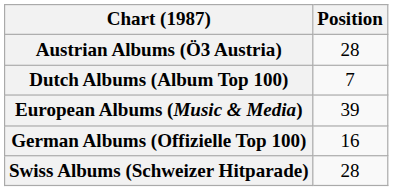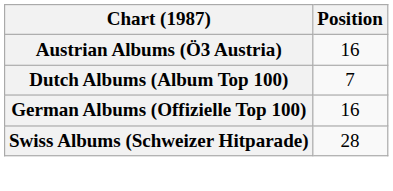(350, 49) 28 -> (350, 49) 16
- row: (159, 110)
